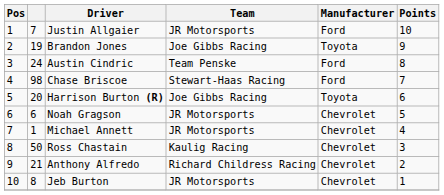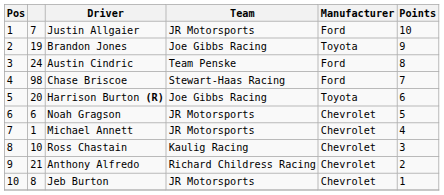(36, 148) 50 -> (36, 148) 10
